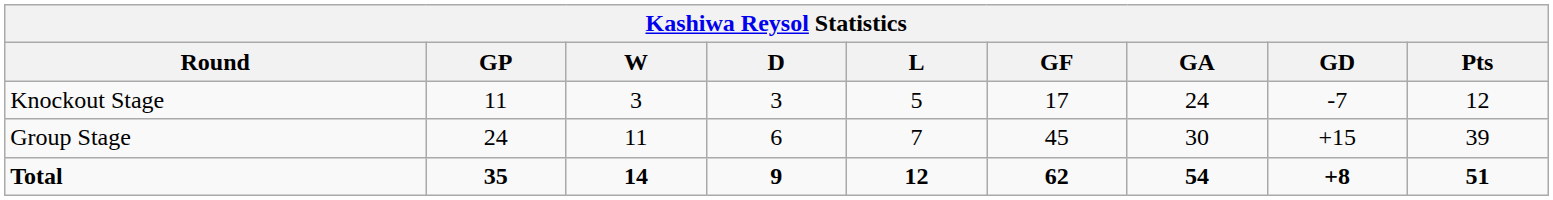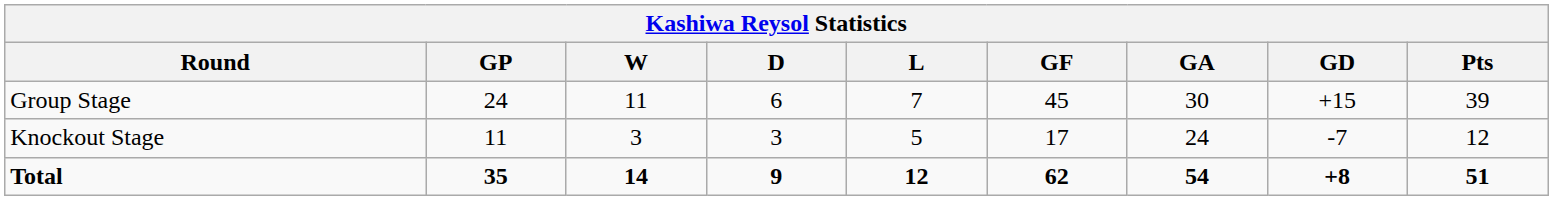rows swapped: (71, 137) <-> (87, 99)
